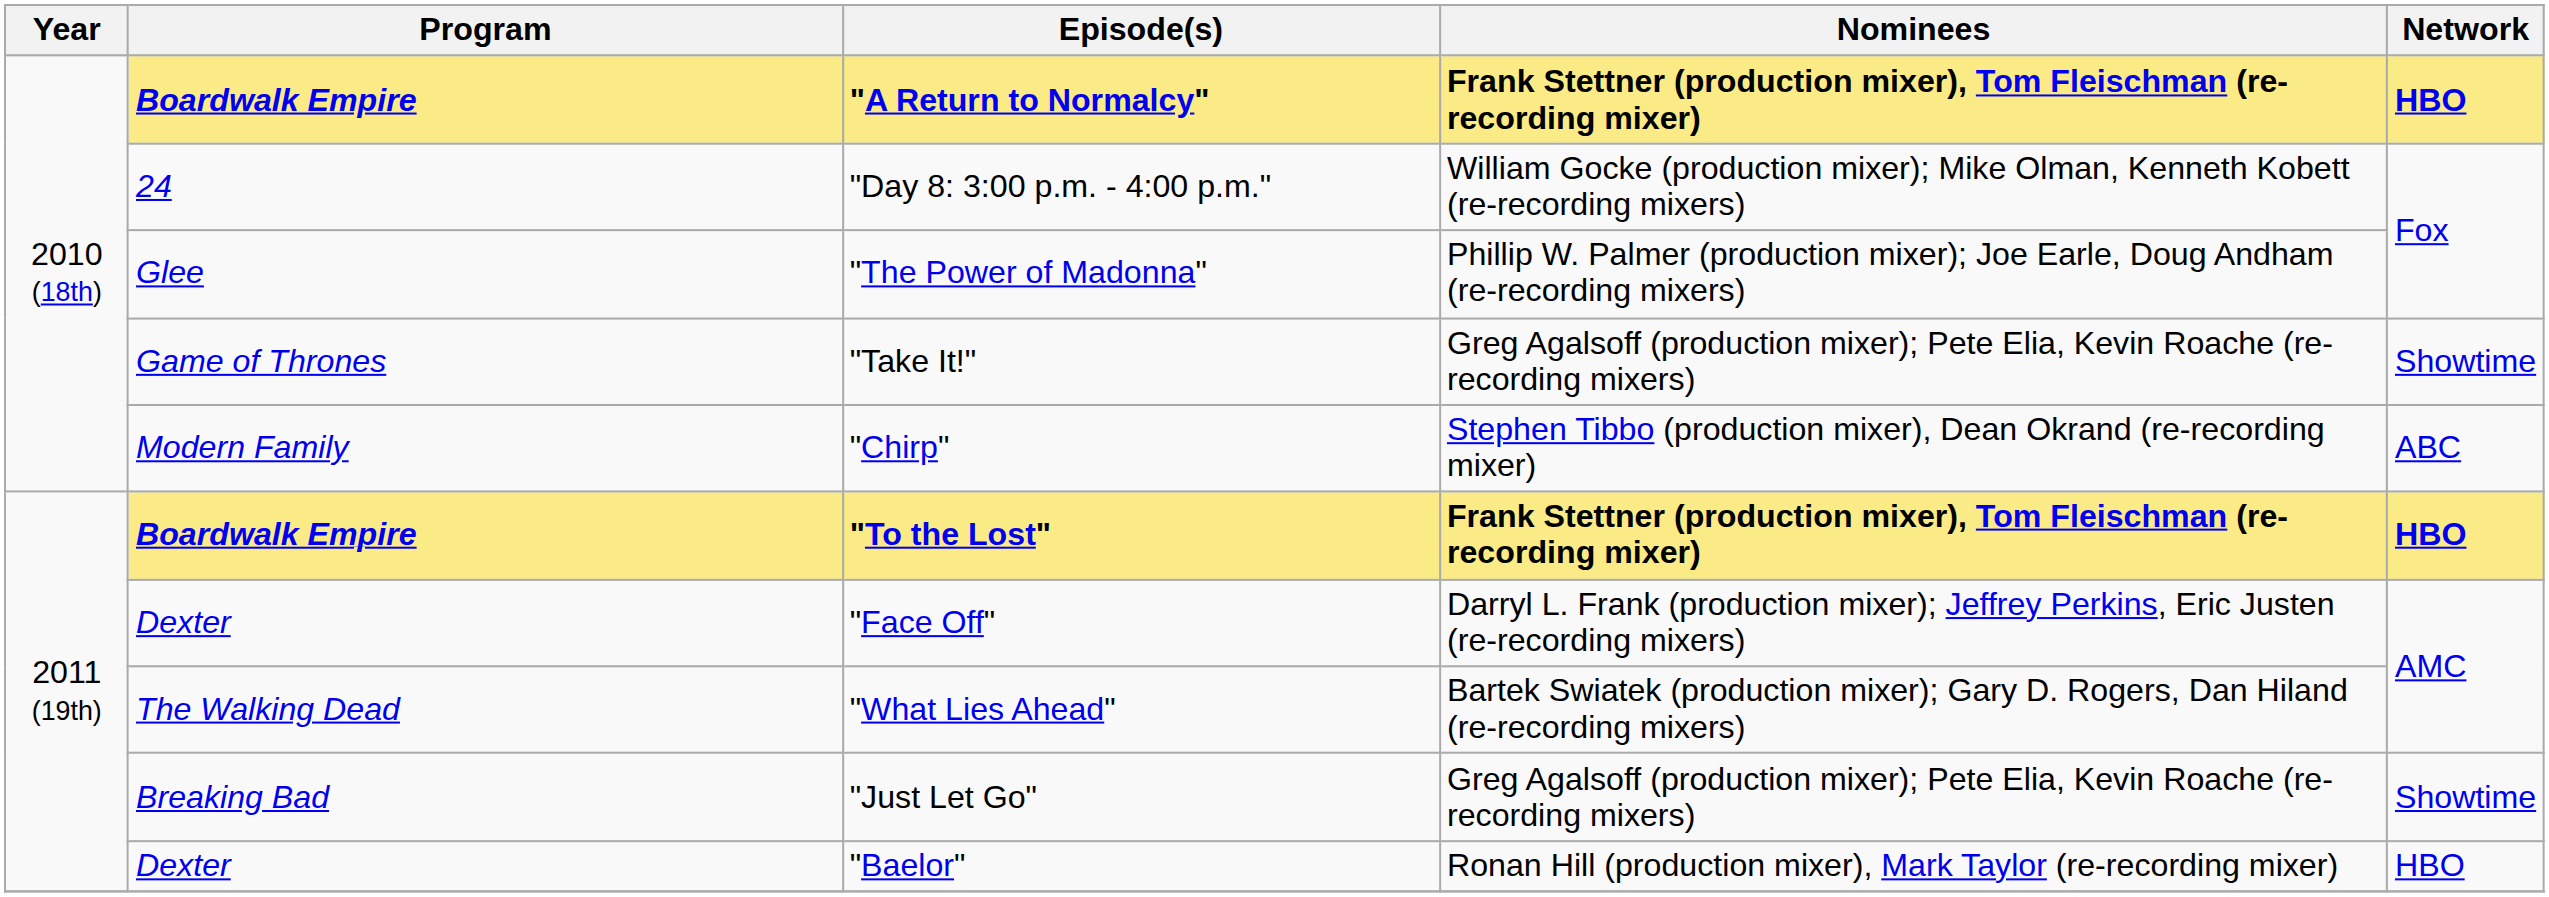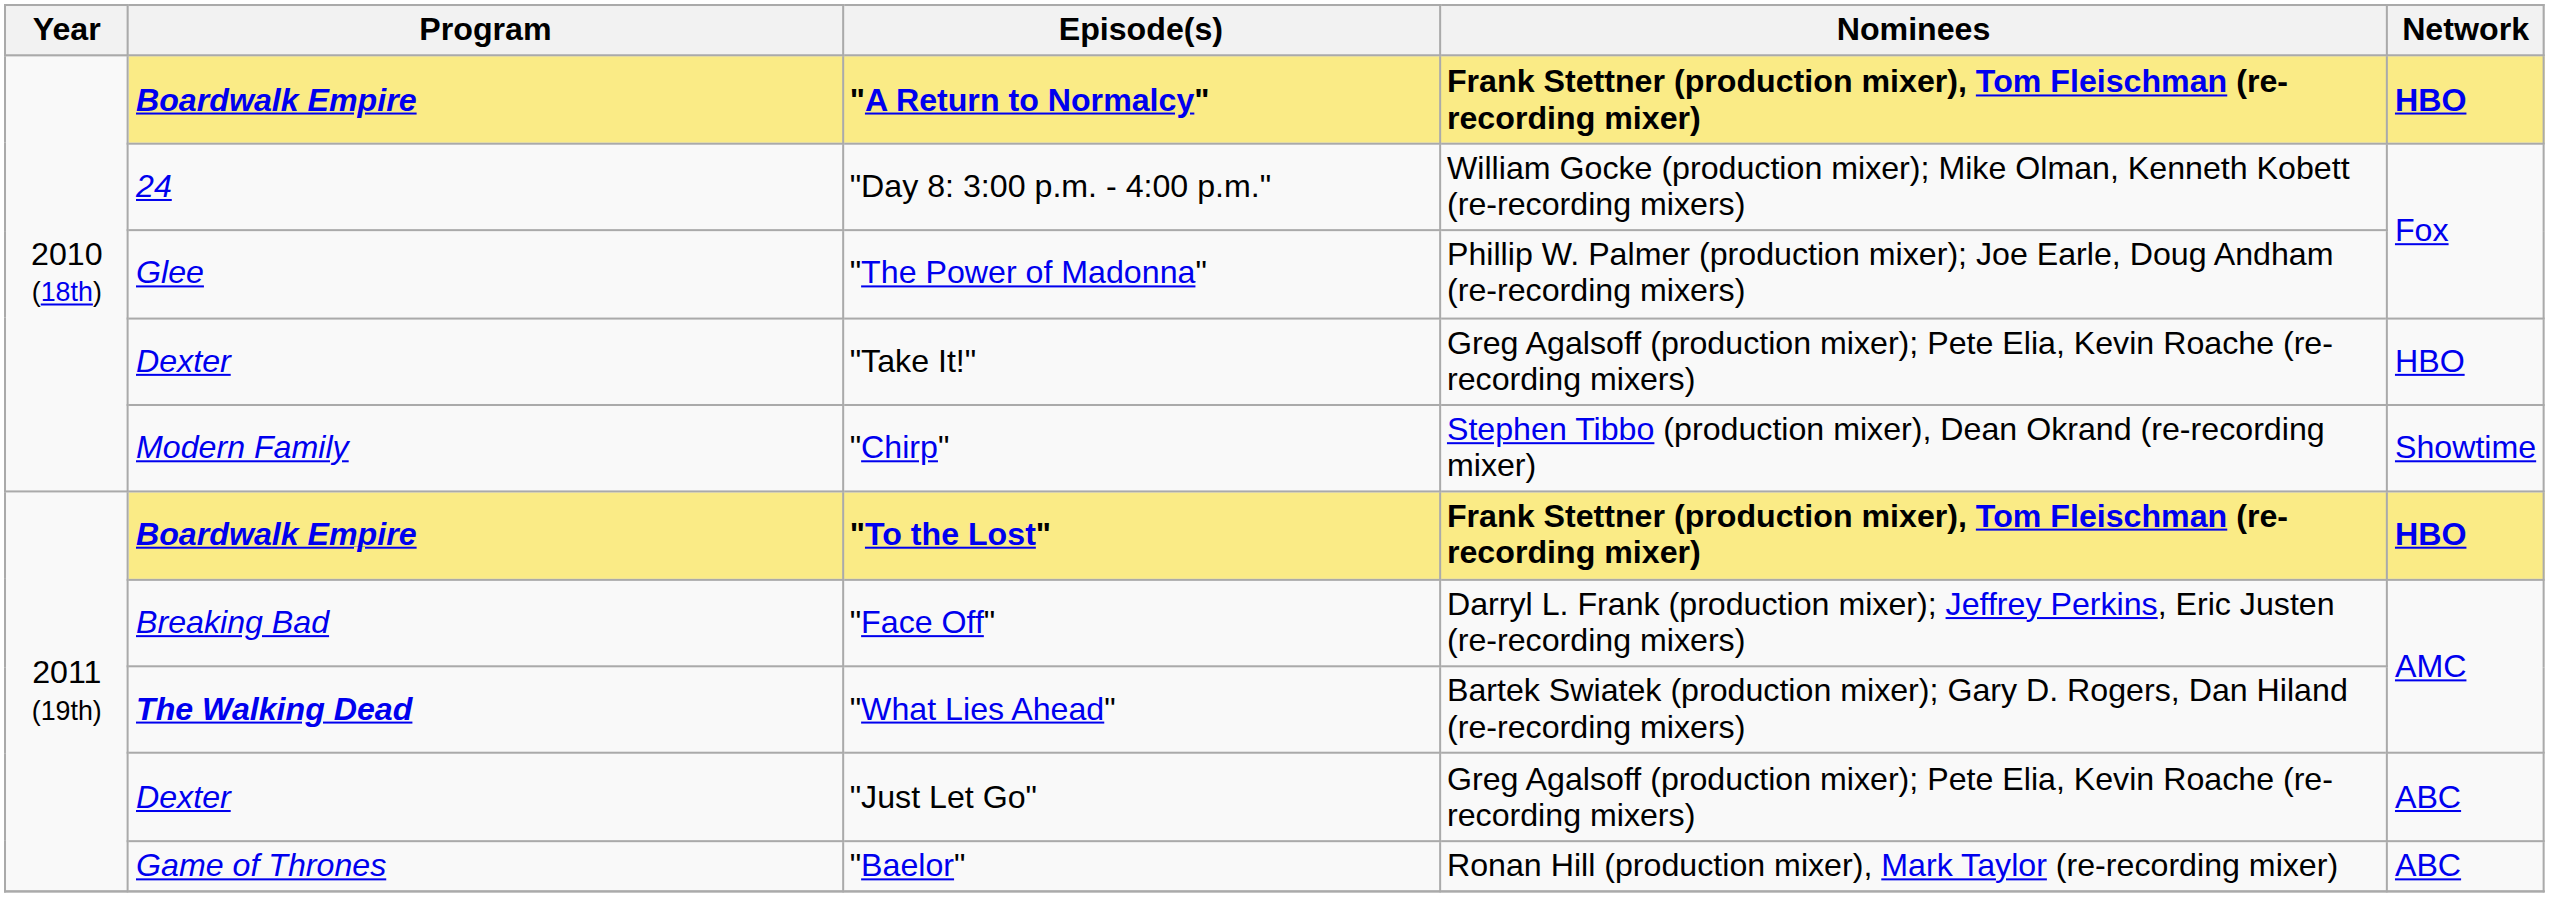(261, 360) Game of Thrones -> (183, 360) Dexter
(2466, 360) Showtime -> (2430, 360) HBO
(2428, 447) ABC -> (2466, 447) Showtime
(183, 622) Dexter -> (233, 622) Breaking Bad
(268, 709) normal -> (274, 709) bold
(233, 796) Breaking Bad -> (183, 796) Dexter
(2466, 796) Showtime -> (2428, 796) ABC
(183, 865) Dexter -> (261, 865) Game of Thrones
(2430, 865) HBO -> (2428, 865) ABC
